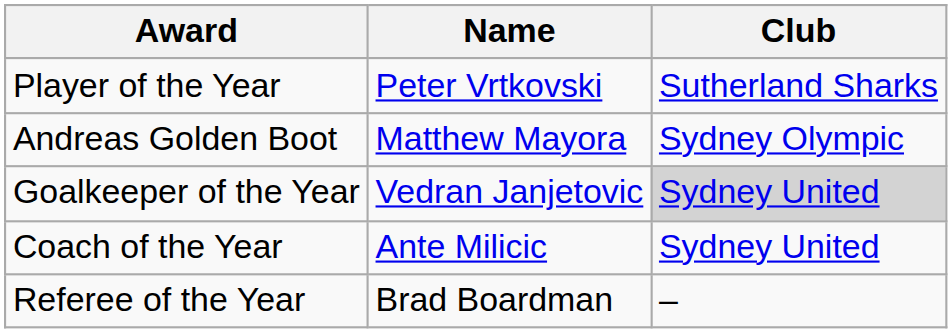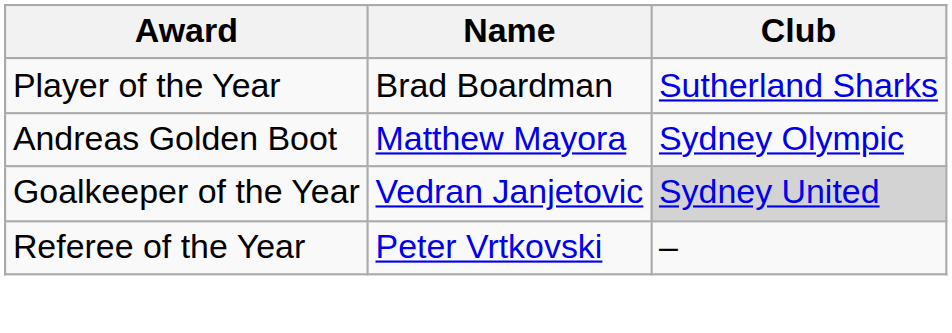(489, 85) Peter Vrtkovski -> (494, 85) Brad Boardman
- row: (148, 246)
(494, 300) Brad Boardman -> (489, 246) Peter Vrtkovski
